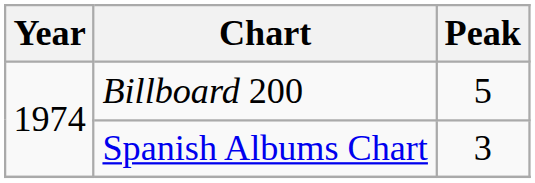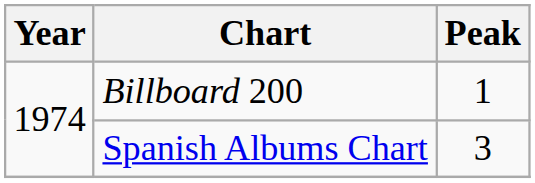(483, 90) 5 -> (483, 90) 1
